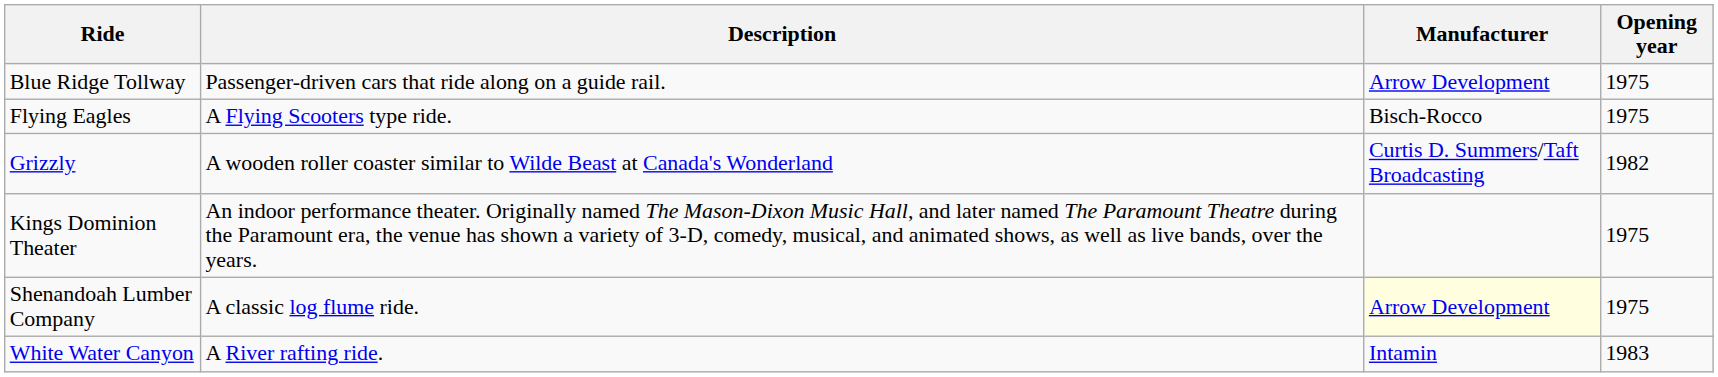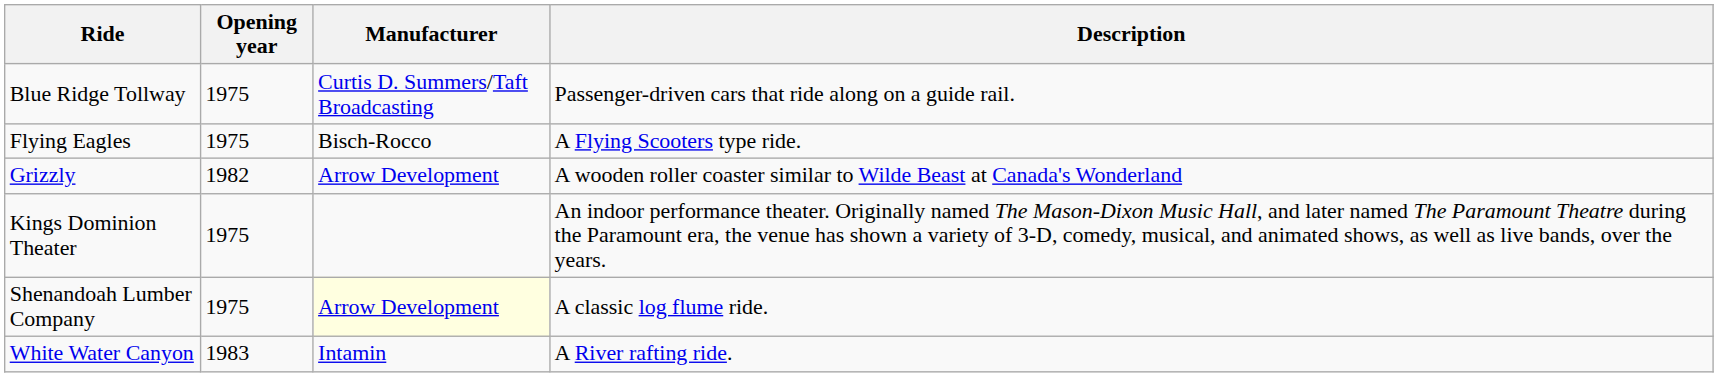columns swapped: (1657, 34) <-> (782, 34)
(1459, 81) Arrow Development -> (423, 93) Curtis D. Summers/Taft Broadcasting
(1474, 163) Curtis D. Summers/Taft Broadcasting -> (409, 175) Arrow Development
